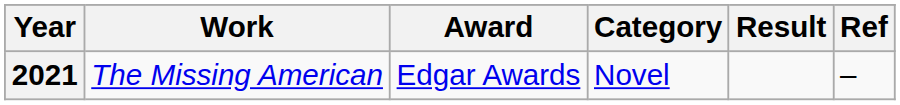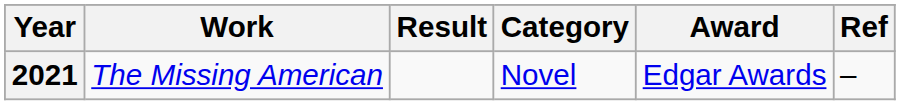columns swapped: (488, 27) <-> (781, 27)
